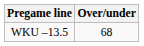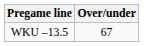(107, 32) 68 -> (107, 32) 67
